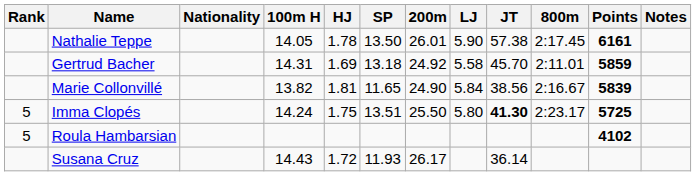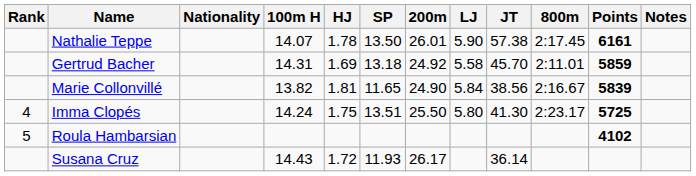(294, 40) 14.05 -> (294, 40) 14.07
(26, 112) 5 -> (26, 112) 4
(509, 112) bold -> (509, 112) normal
